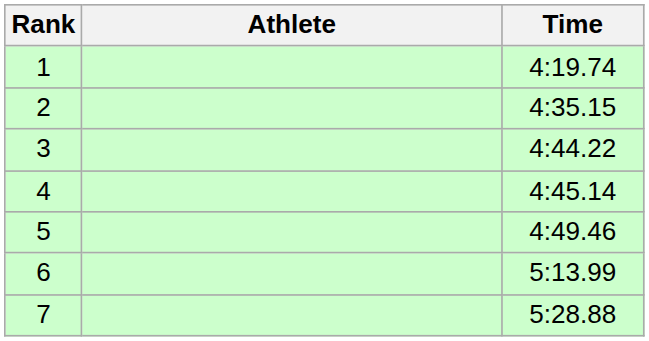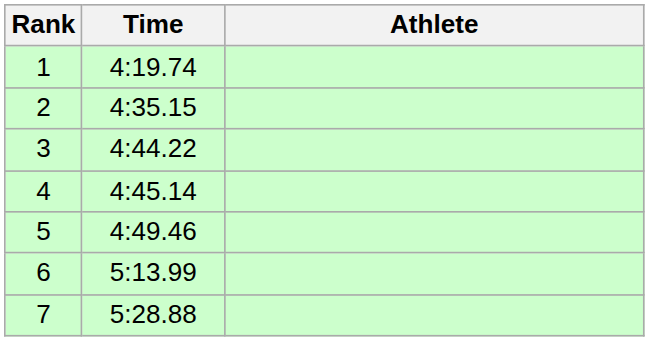columns swapped: (292, 25) <-> (573, 25)
